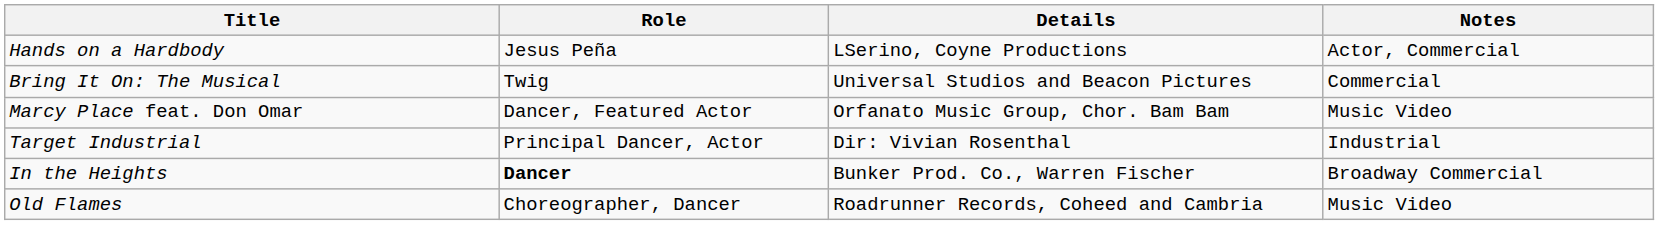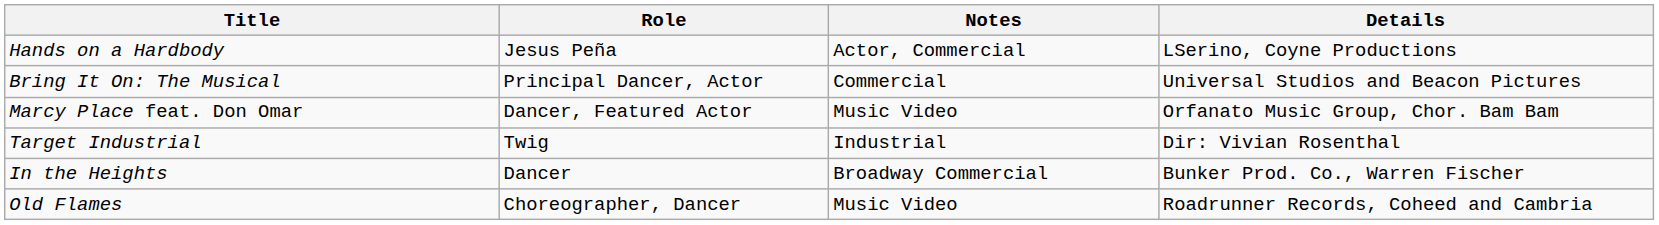columns swapped: (1076, 20) <-> (1488, 20)
(526, 82) Twig -> (634, 82) Principal Dancer, Actor
(634, 143) Principal Dancer, Actor -> (526, 143) Twig
(538, 174) bold -> (538, 174) normal
